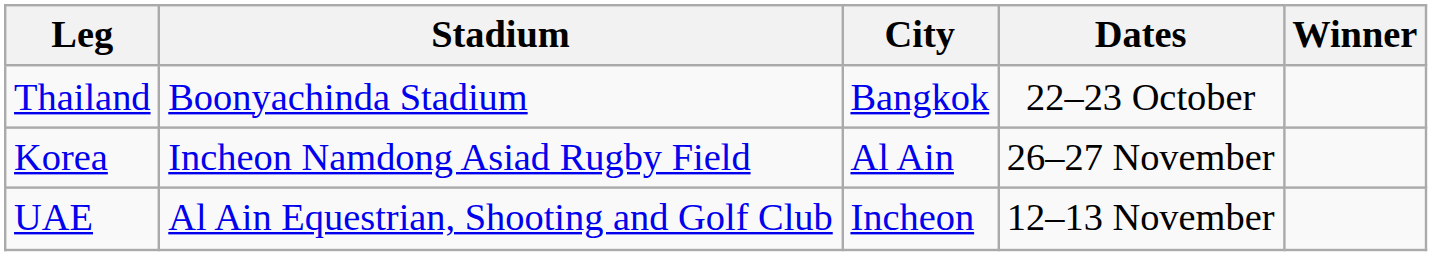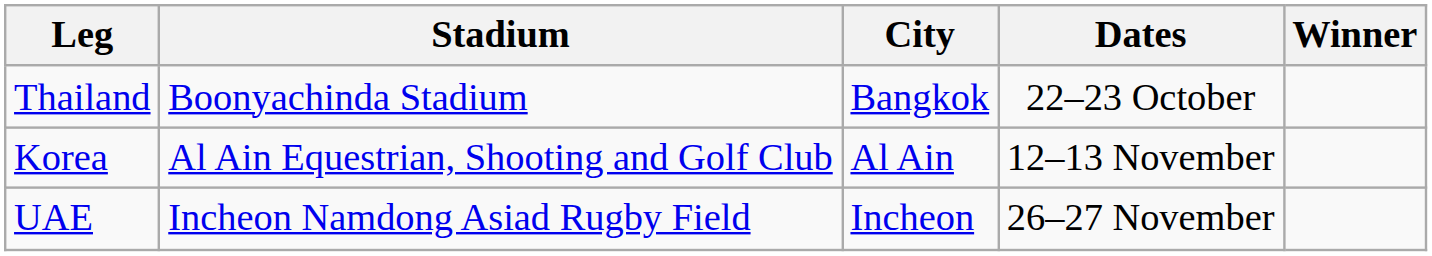(459, 156) Incheon Namdong Asiad Rugby Field -> (501, 156) Al Ain Equestrian, Shooting and Golf Club
(1141, 156) 26–27 November -> (1141, 156) 12–13 November
(501, 217) Al Ain Equestrian, Shooting and Golf Club -> (459, 217) Incheon Namdong Asiad Rugby Field
(1141, 217) 12–13 November -> (1141, 217) 26–27 November
